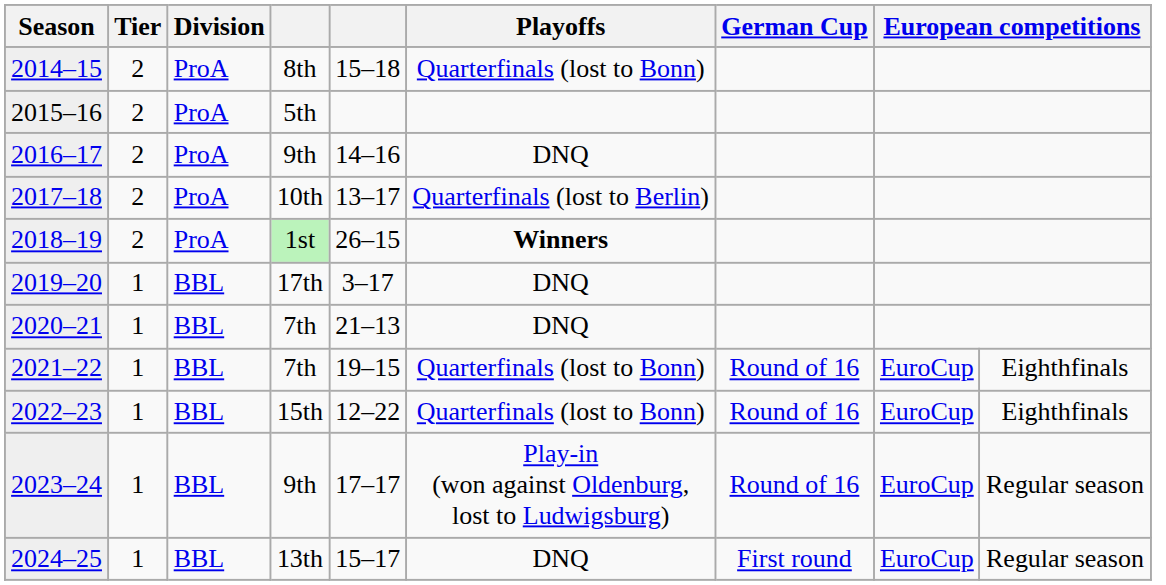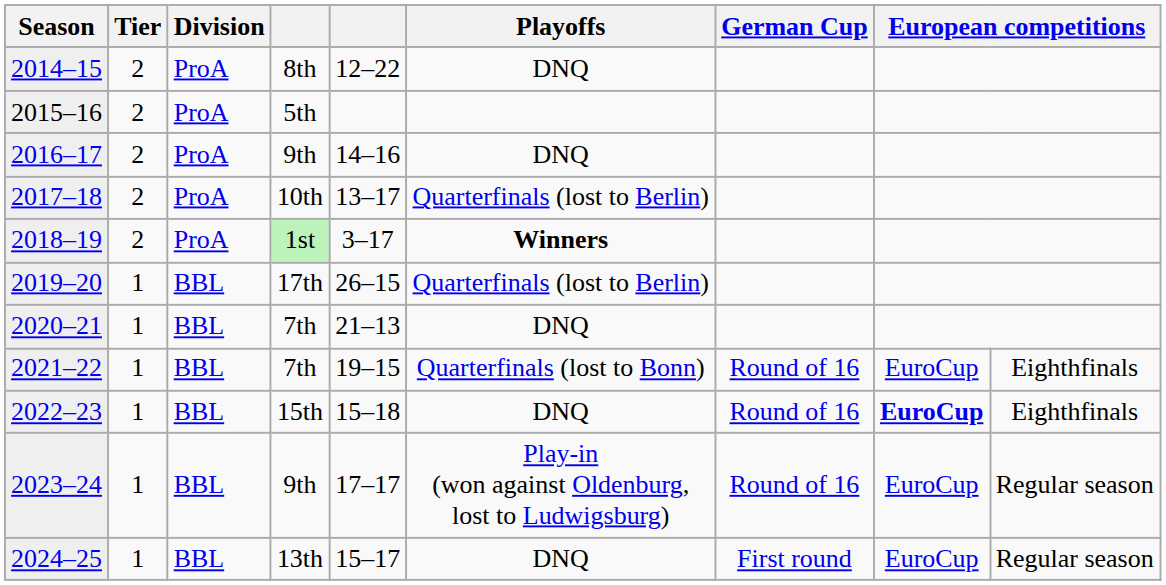(368, 68) 15–18 -> (368, 68) 12–22
(561, 68) Quarterfinals (lost to Bonn) -> (561, 68) DNQ
(368, 239) 26–15 -> (368, 239) 3–17
(368, 282) 3–17 -> (368, 282) 26–15
(561, 282) DNQ -> (561, 282) Quarterfinals (lost to Berlin)
(368, 411) 12–22 -> (368, 411) 15–18
(561, 411) Quarterfinals (lost to Bonn) -> (561, 411) DNQ
(927, 411) normal -> (932, 411) bold
